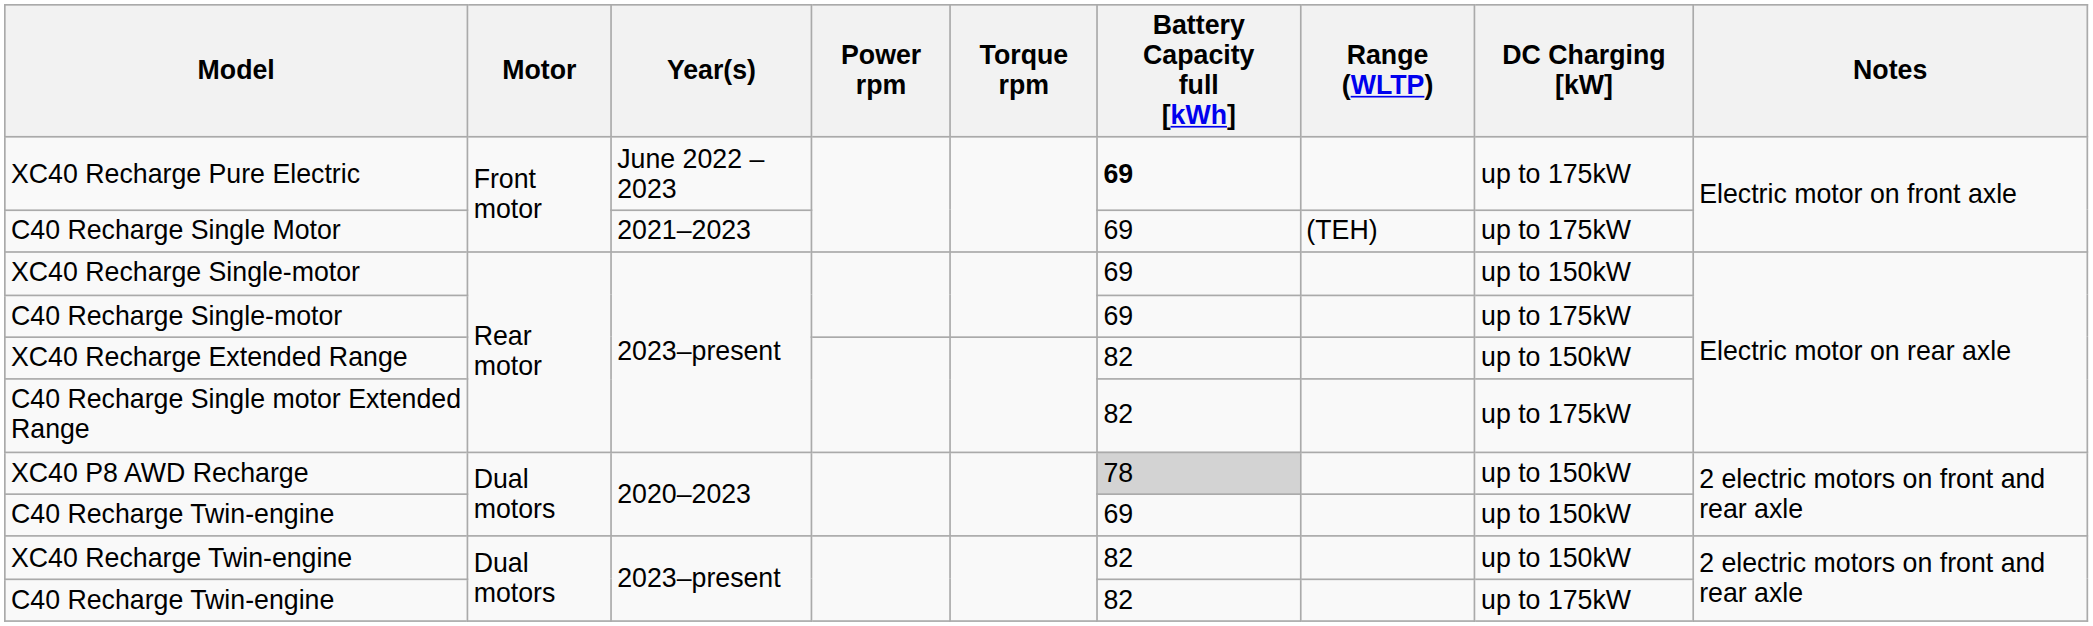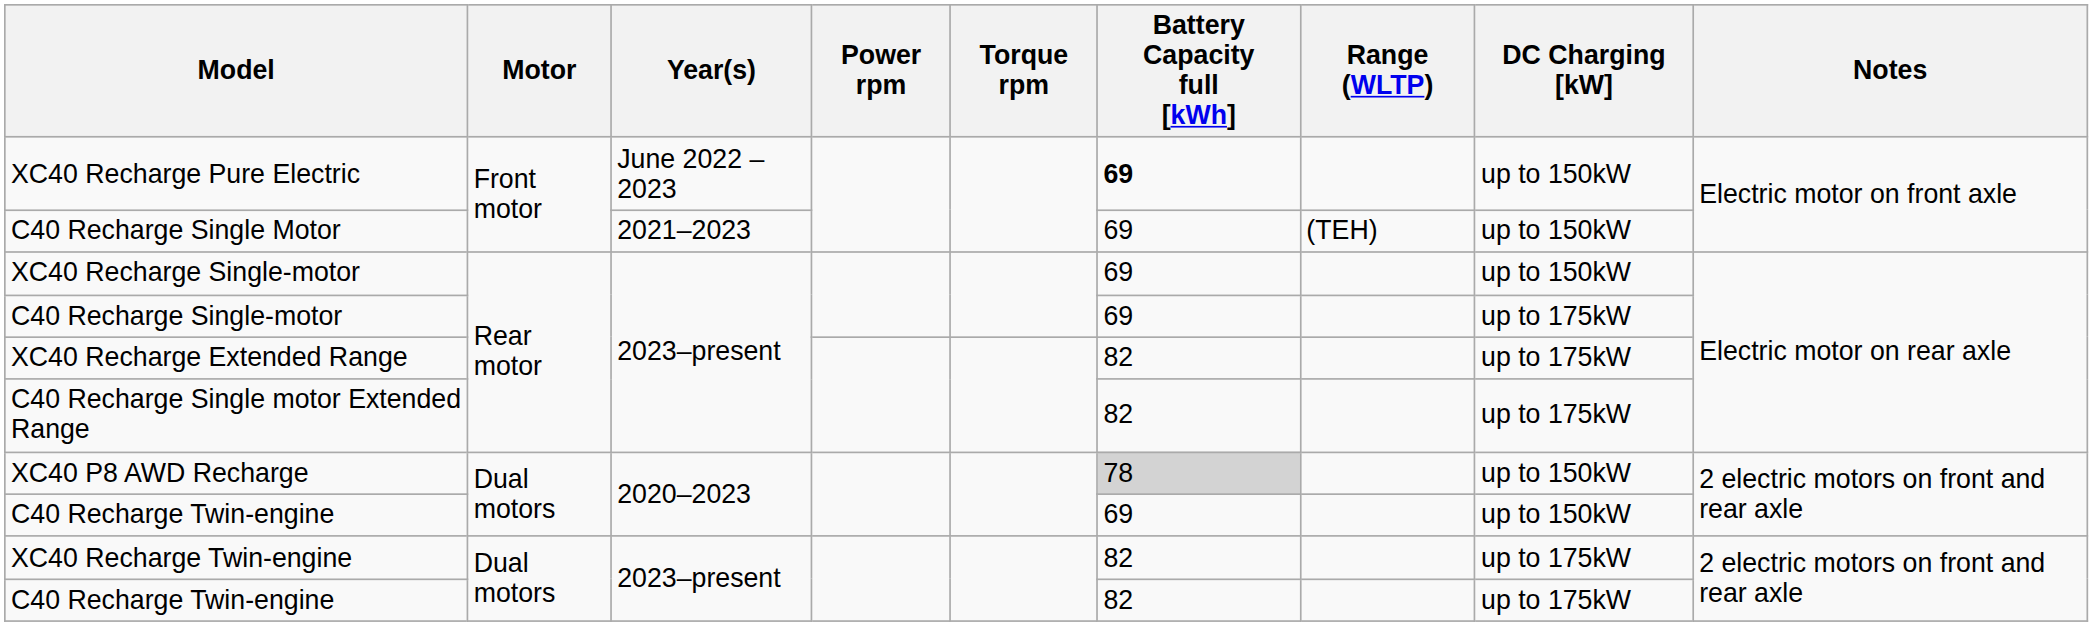(1556, 173) up to 175kW -> (1556, 173) up to 150kW
(1556, 230) up to 175kW -> (1556, 230) up to 150kW
(1556, 357) up to 150kW -> (1556, 357) up to 175kW
(1556, 557) up to 150kW -> (1556, 557) up to 175kW
